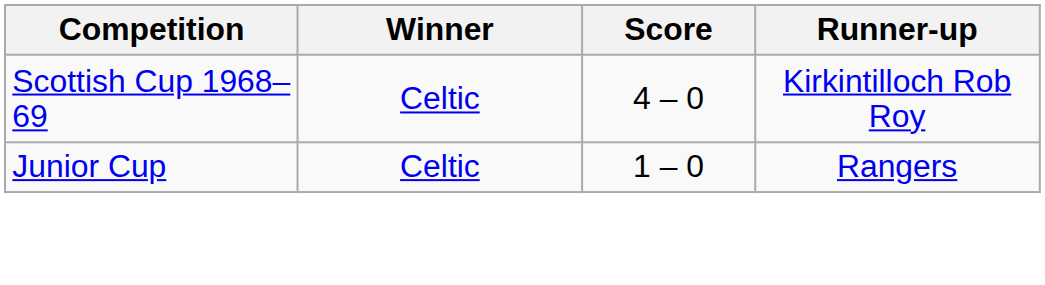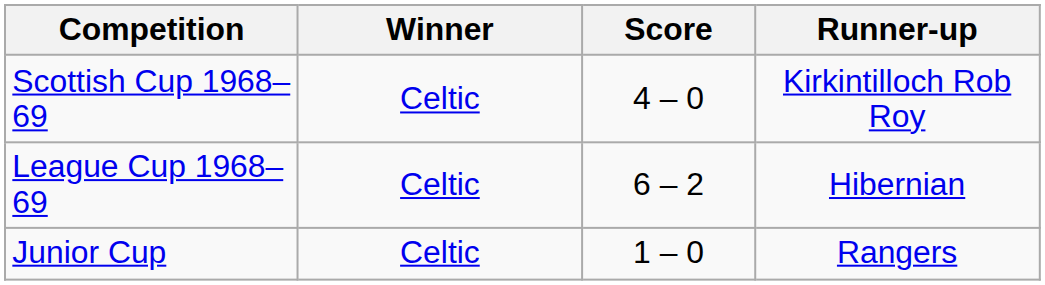+ row: (148, 184)
